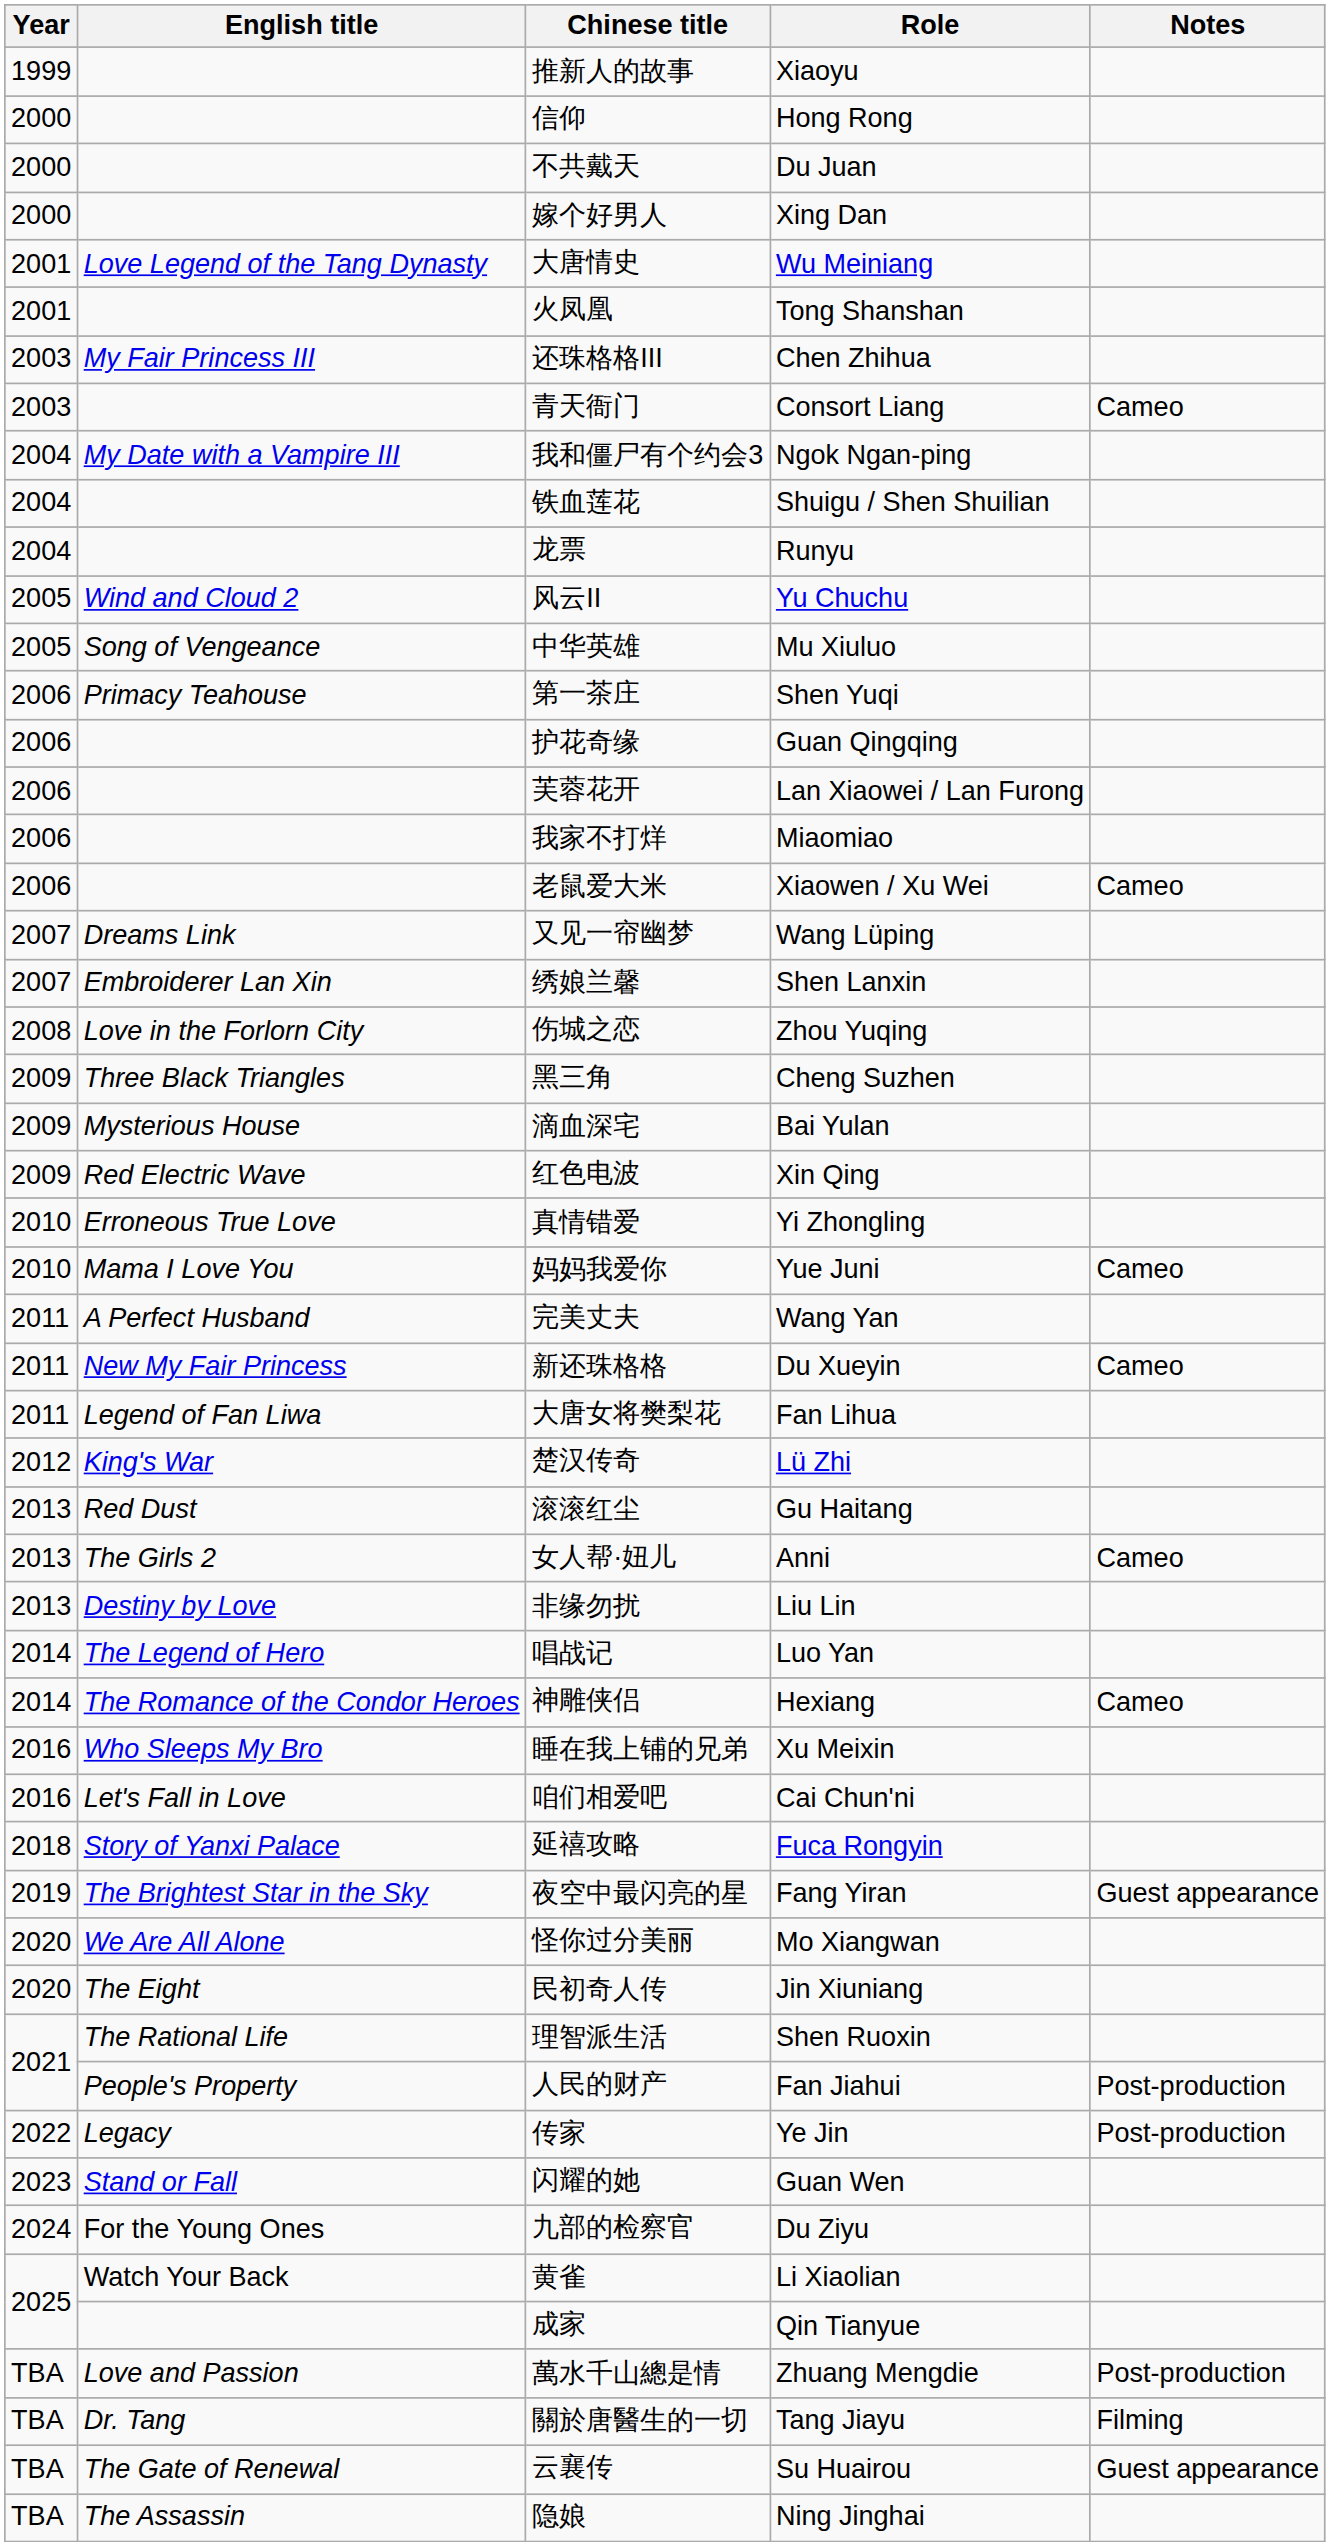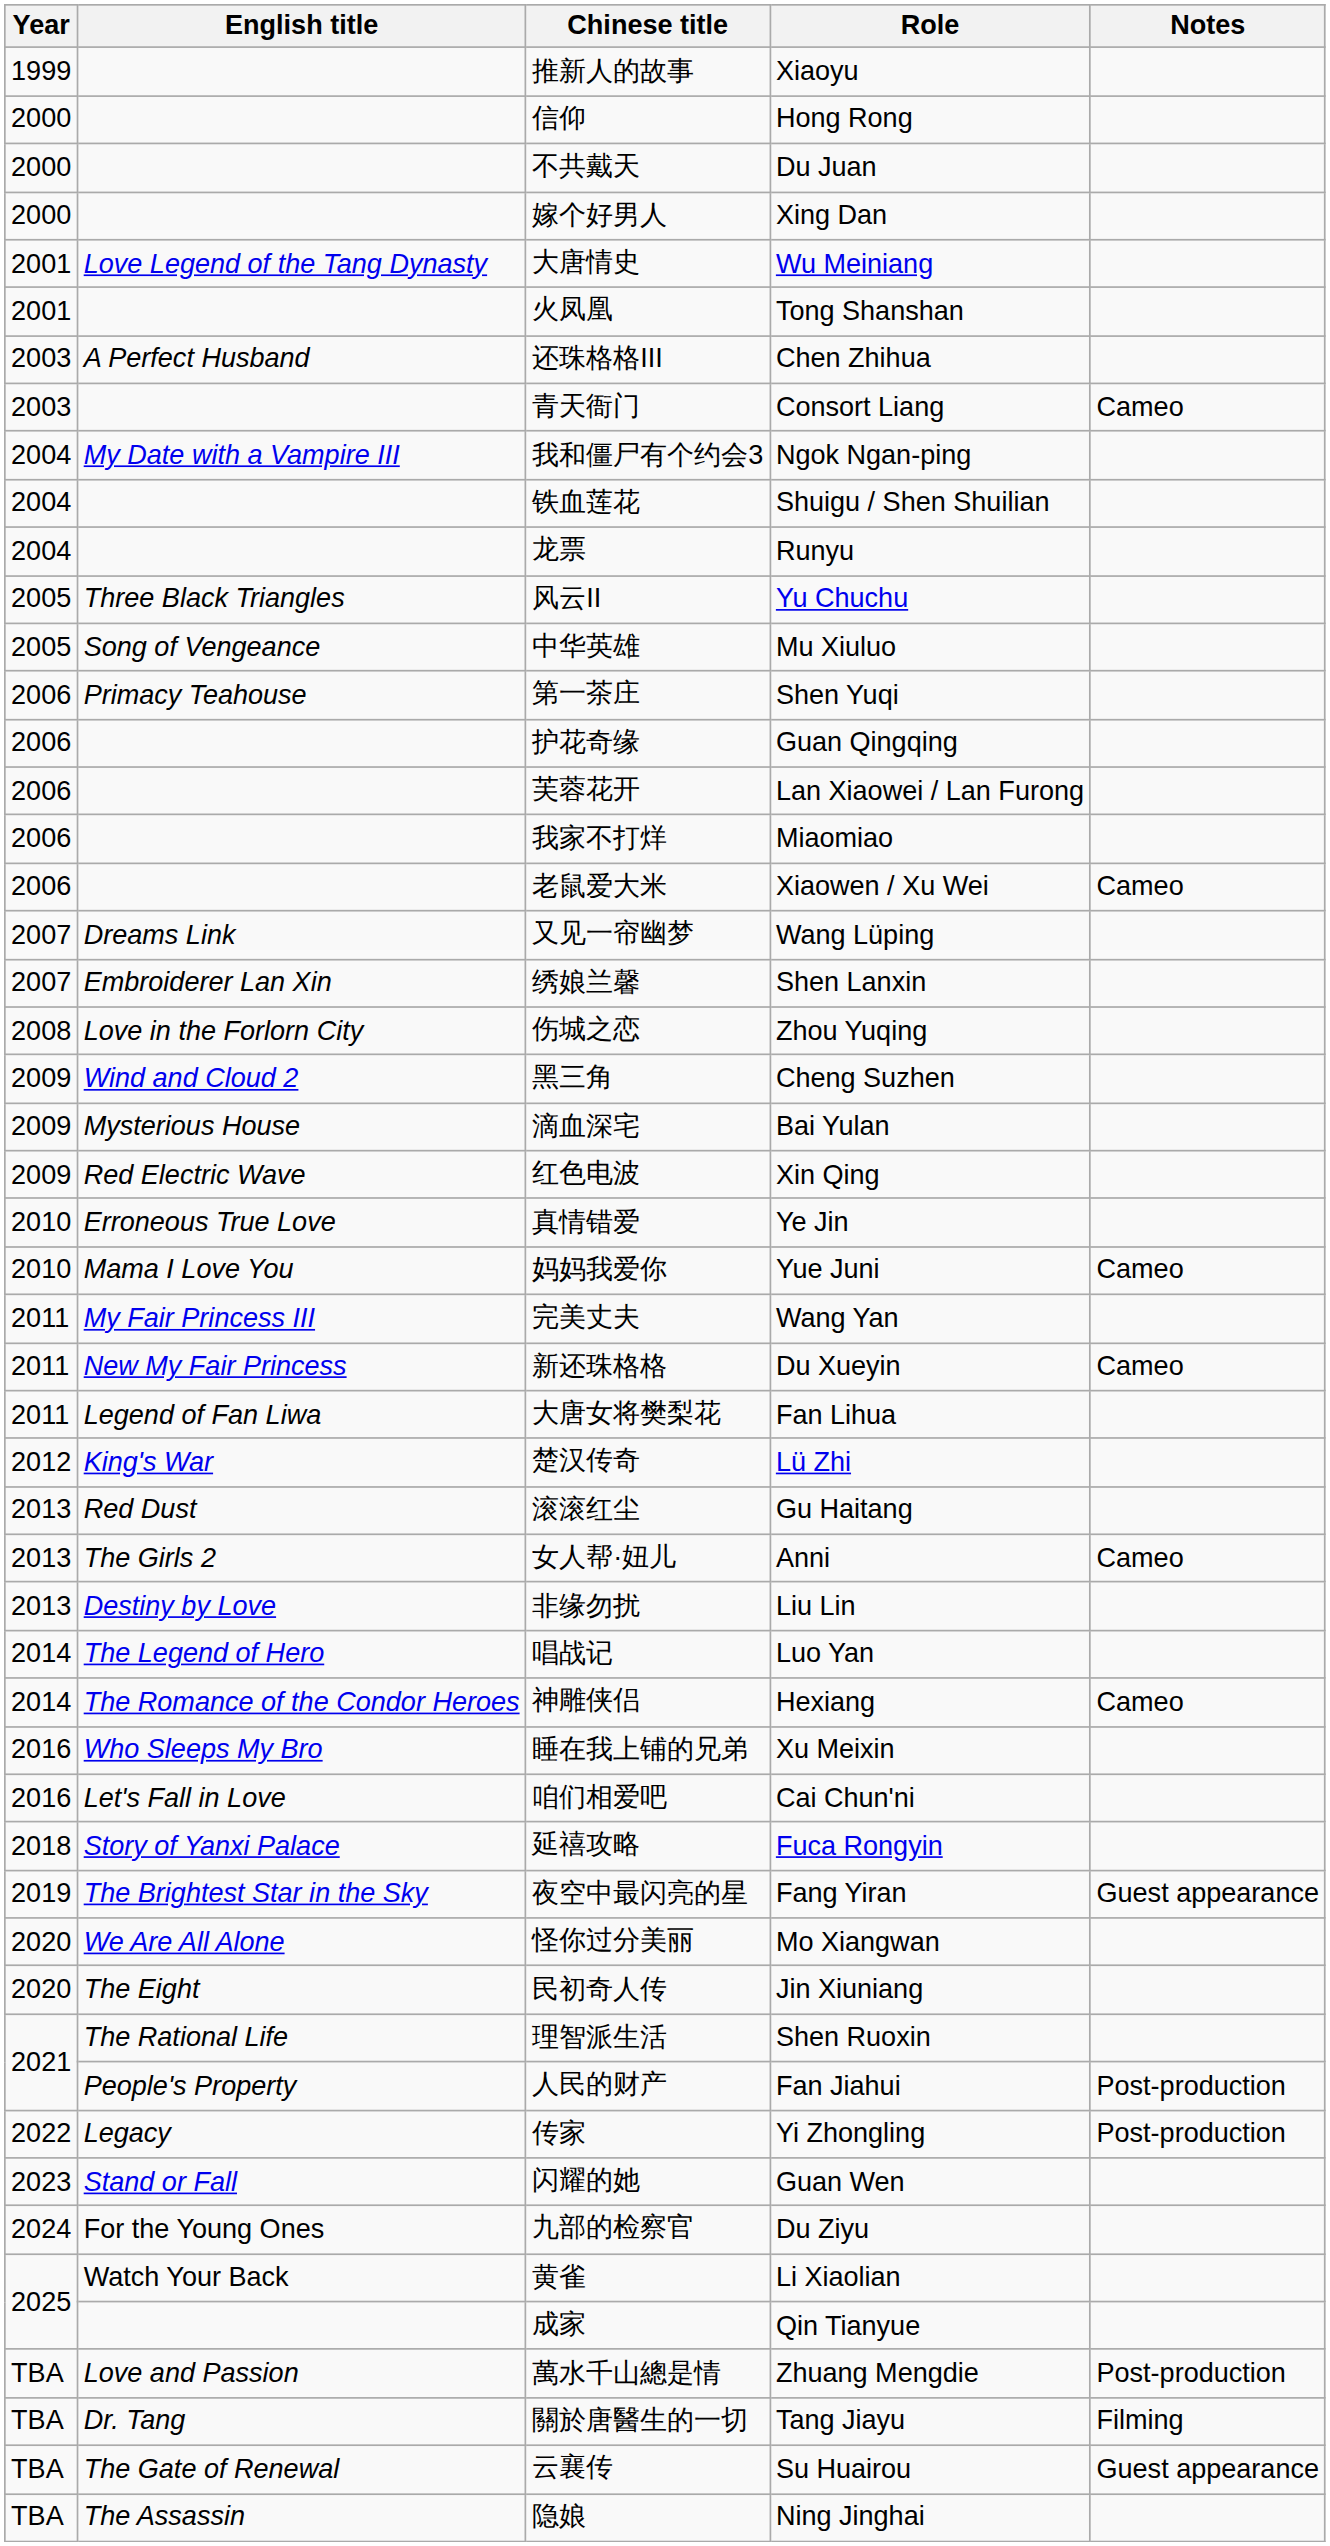(199, 359) My Fair Princess III -> (197, 359) A Perfect Husband
(191, 598) Wind and Cloud 2 -> (214, 598) Three Black Triangles
(214, 1078) Three Black Triangles -> (191, 1078) Wind and Cloud 2
(851, 1222) Yi Zhongling -> (812, 1222) Ye Jin
(197, 1318) A Perfect Husband -> (199, 1318) My Fair Princess III
(812, 2133) Ye Jin -> (851, 2133) Yi Zhongling
